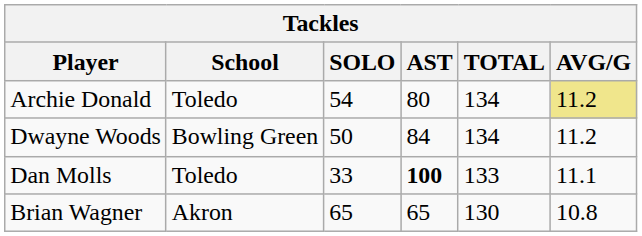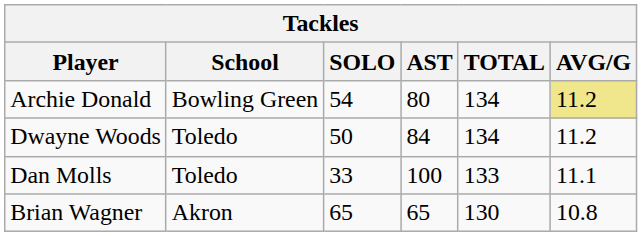(205, 99) Toledo -> (245, 99) Bowling Green
(245, 136) Bowling Green -> (205, 136) Toledo
(424, 174) bold -> (424, 174) normal
